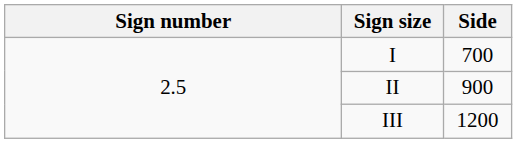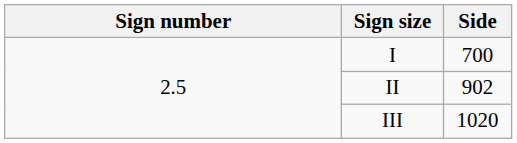(477, 87) 900 -> (477, 87) 902
(477, 120) 1200 -> (477, 120) 1020
